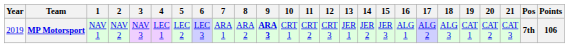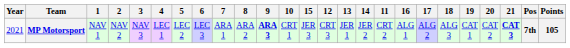columns swapped: (309, 11) <-> (385, 11)
(15, 30) 2019 -> (15, 30) 2021
(510, 30) normal -> (511, 30) bold
(551, 30) 106 -> (552, 30) 105
